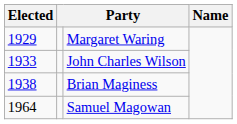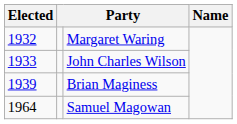(22, 38) 1929 -> (22, 38) 1932
(22, 84) 1938 -> (22, 84) 1939
